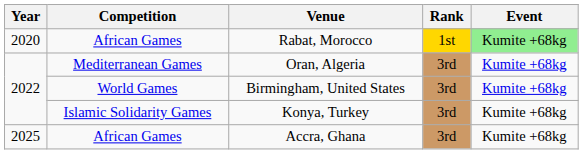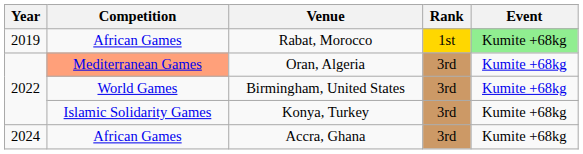(26, 40) 2020 -> (26, 40) 2019
(137, 64) no background -> (137, 64) lightsalmon background
(26, 136) 2025 -> (26, 136) 2024
